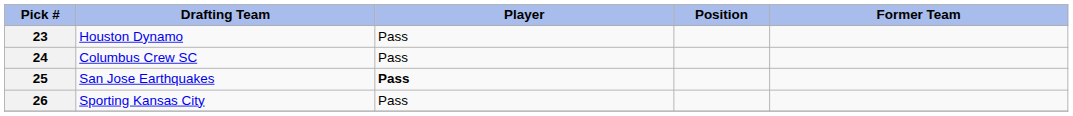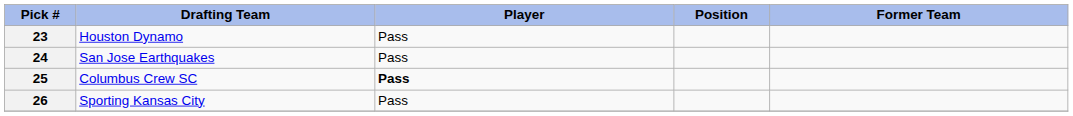(138, 57) Columbus Crew SC -> (147, 57) San Jose Earthquakes
(147, 79) San Jose Earthquakes -> (138, 79) Columbus Crew SC
